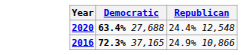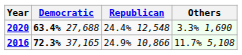+ column: (204, 13)
